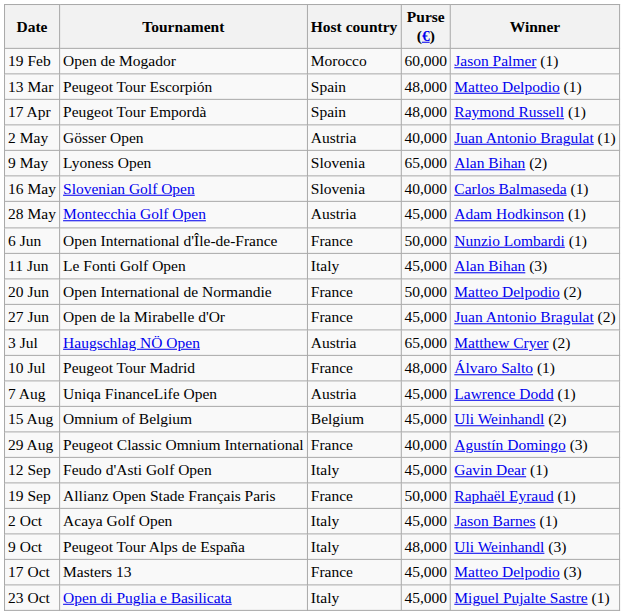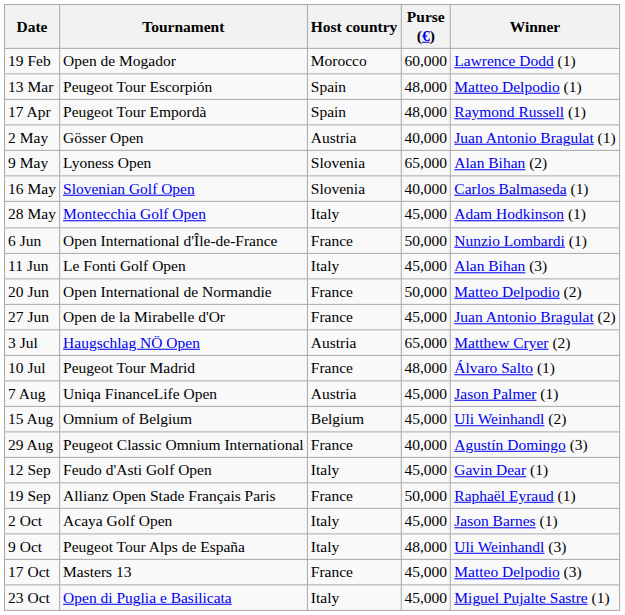(506, 61) Jason Palmer (1) -> (515, 61) Lawrence Dodd (1)
(334, 214) Austria -> (325, 214) Italy
(515, 393) Lawrence Dodd (1) -> (506, 393) Jason Palmer (1)
